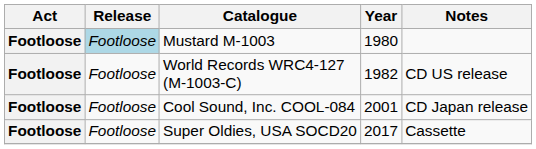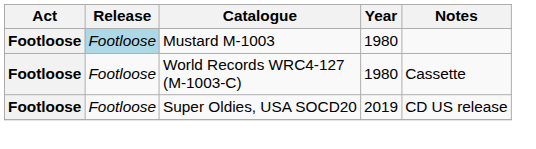(381, 74) 1982 -> (381, 74) 1980
(456, 74) CD US release -> (435, 74) Cassette
- row: (259, 107)
(381, 131) 2017 -> (381, 107) 2019
(435, 131) Cassette -> (456, 107) CD US release
